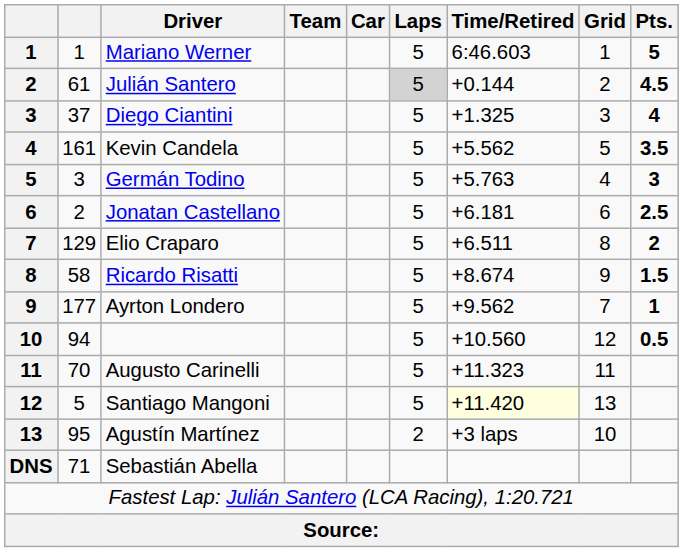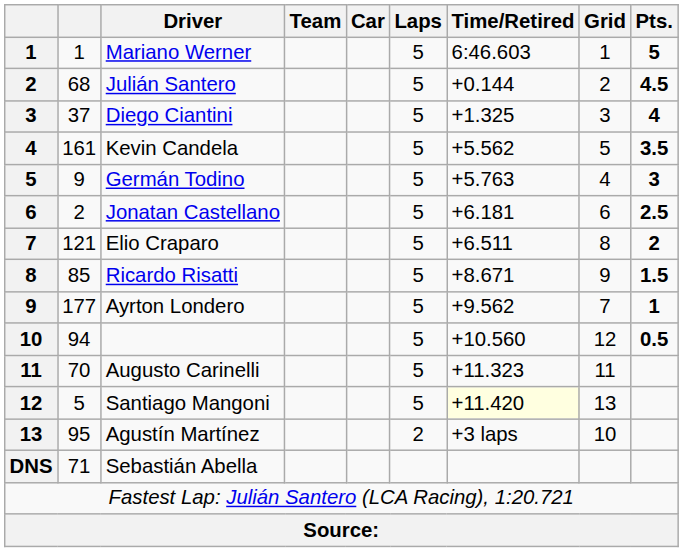(79, 84) 61 -> (79, 84) 68
(418, 84) lightgrey background -> (418, 84) no background
(79, 180) 3 -> (79, 180) 9
(79, 243) 129 -> (79, 243) 121
(79, 275) 58 -> (79, 275) 85
(483, 275) +8.674 -> (483, 275) +8.671
